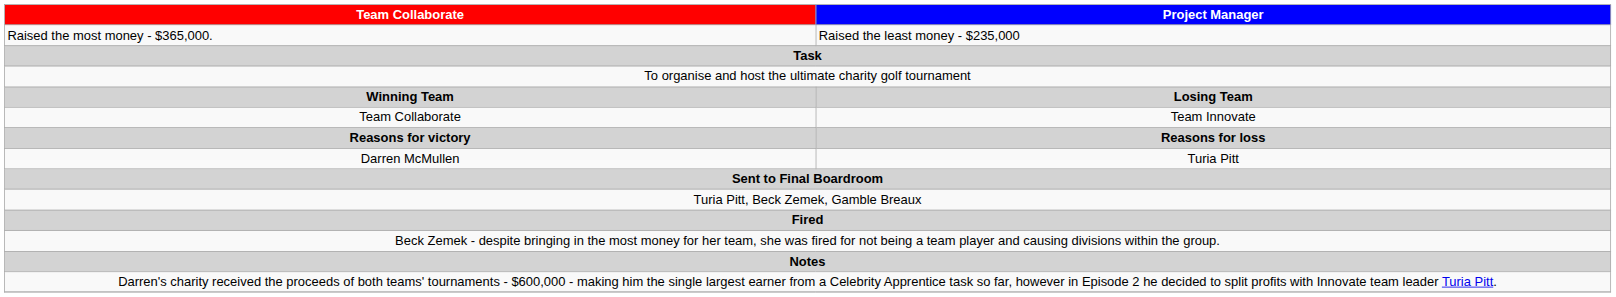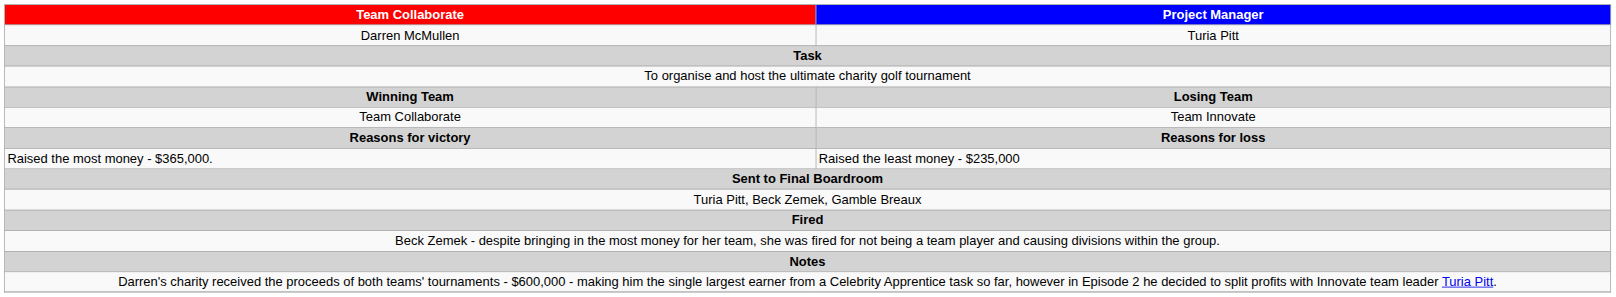rows swapped: (410, 158) <-> (110, 35)
